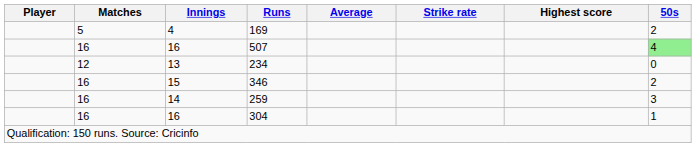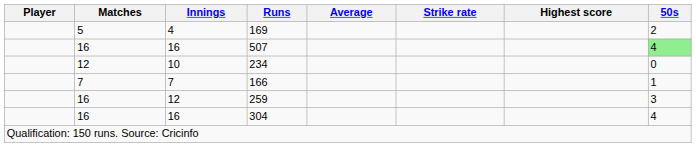(174, 64) 13 -> (174, 64) 10
- row: (258, 82)
+ row: (258, 82)
(174, 99) 14 -> (174, 99) 12
(654, 116) 1 -> (654, 116) 4
